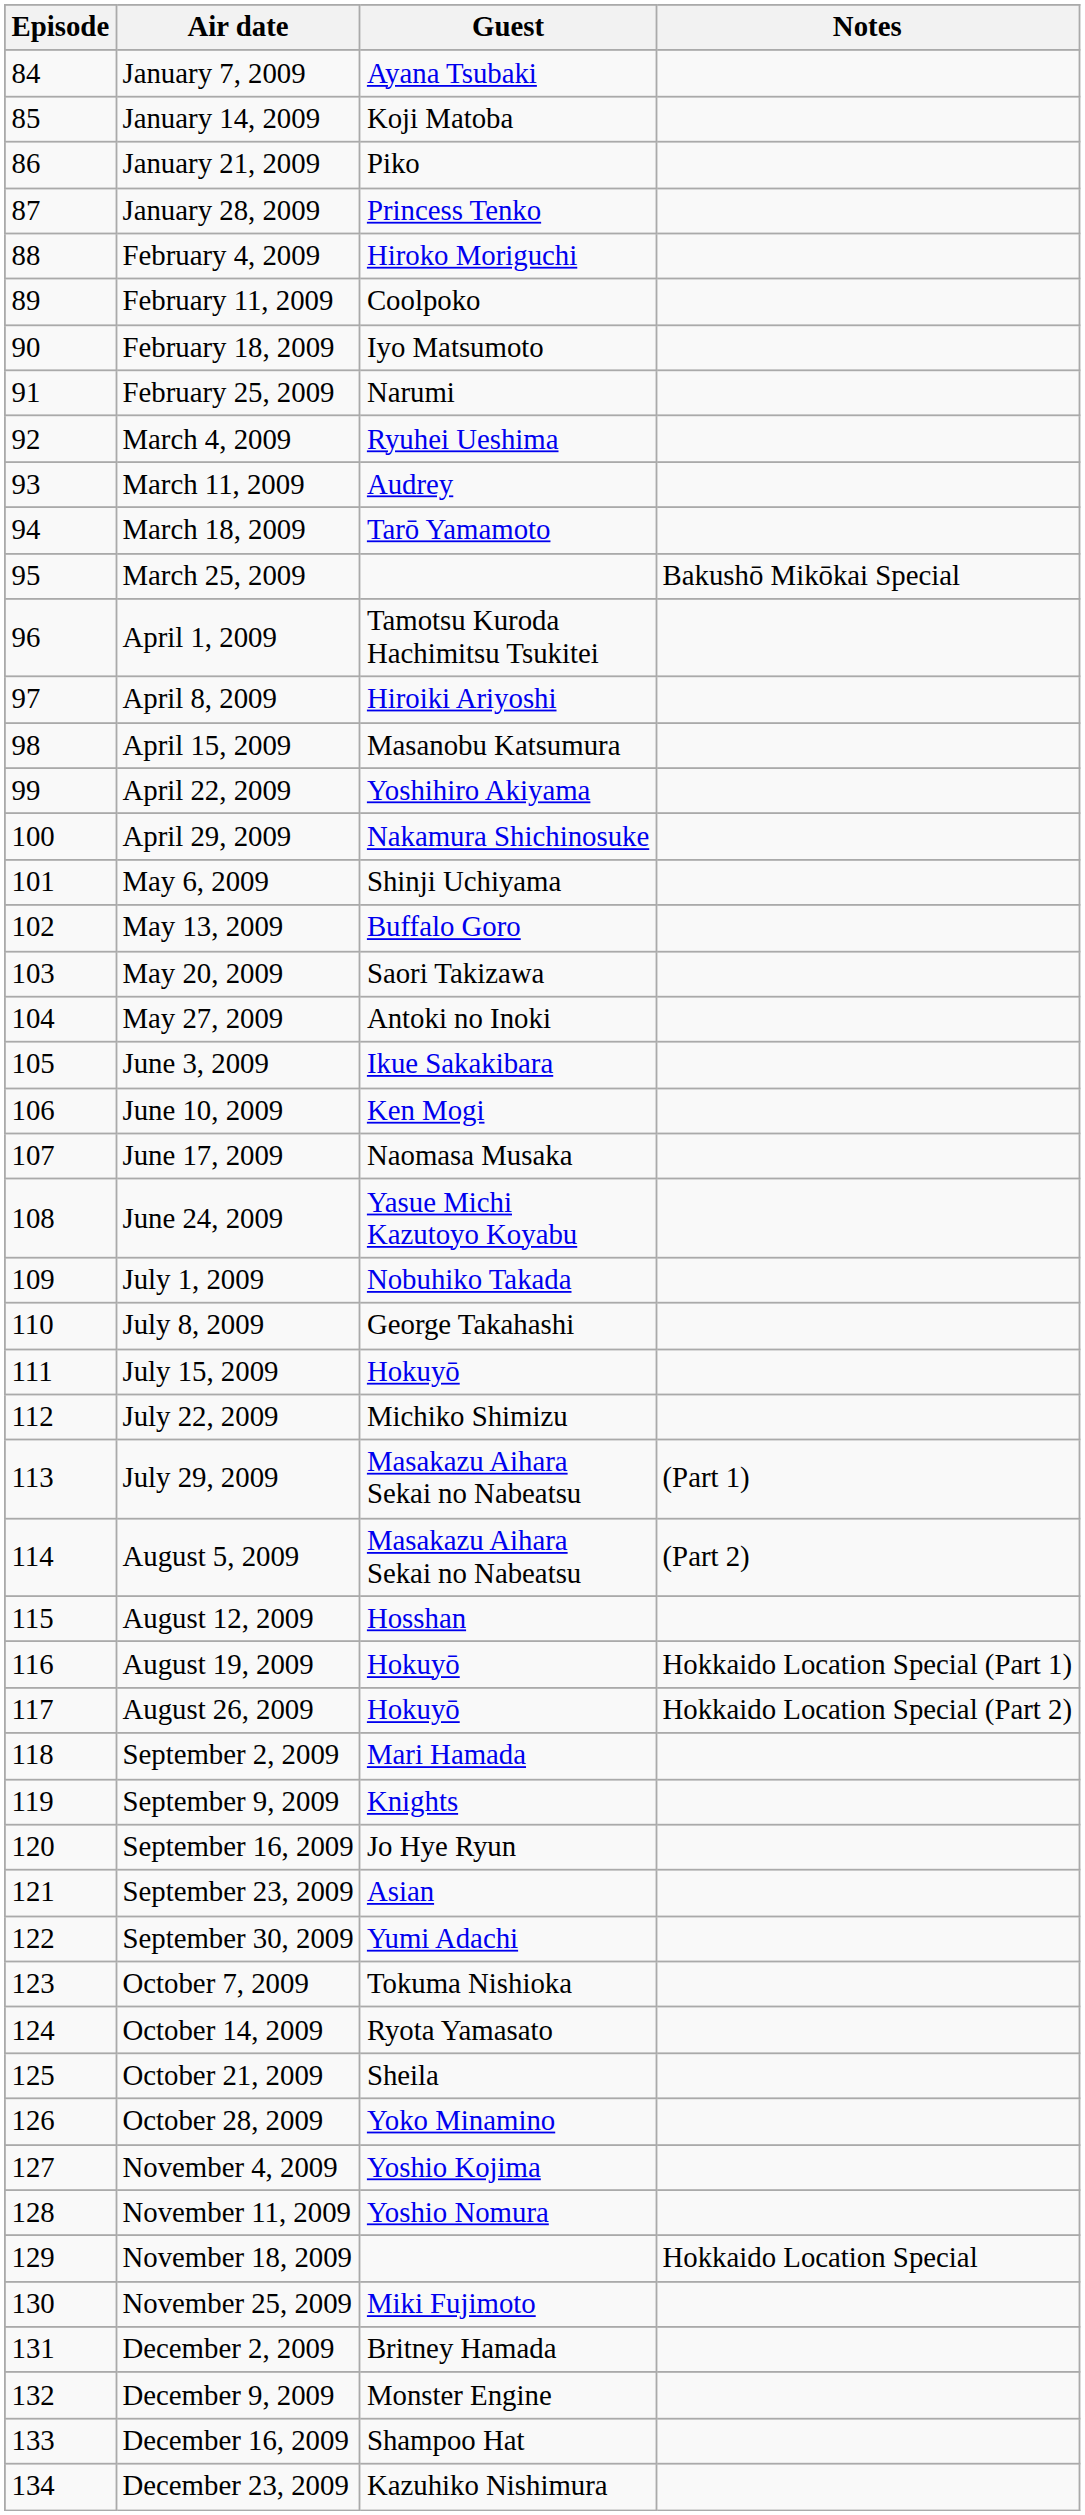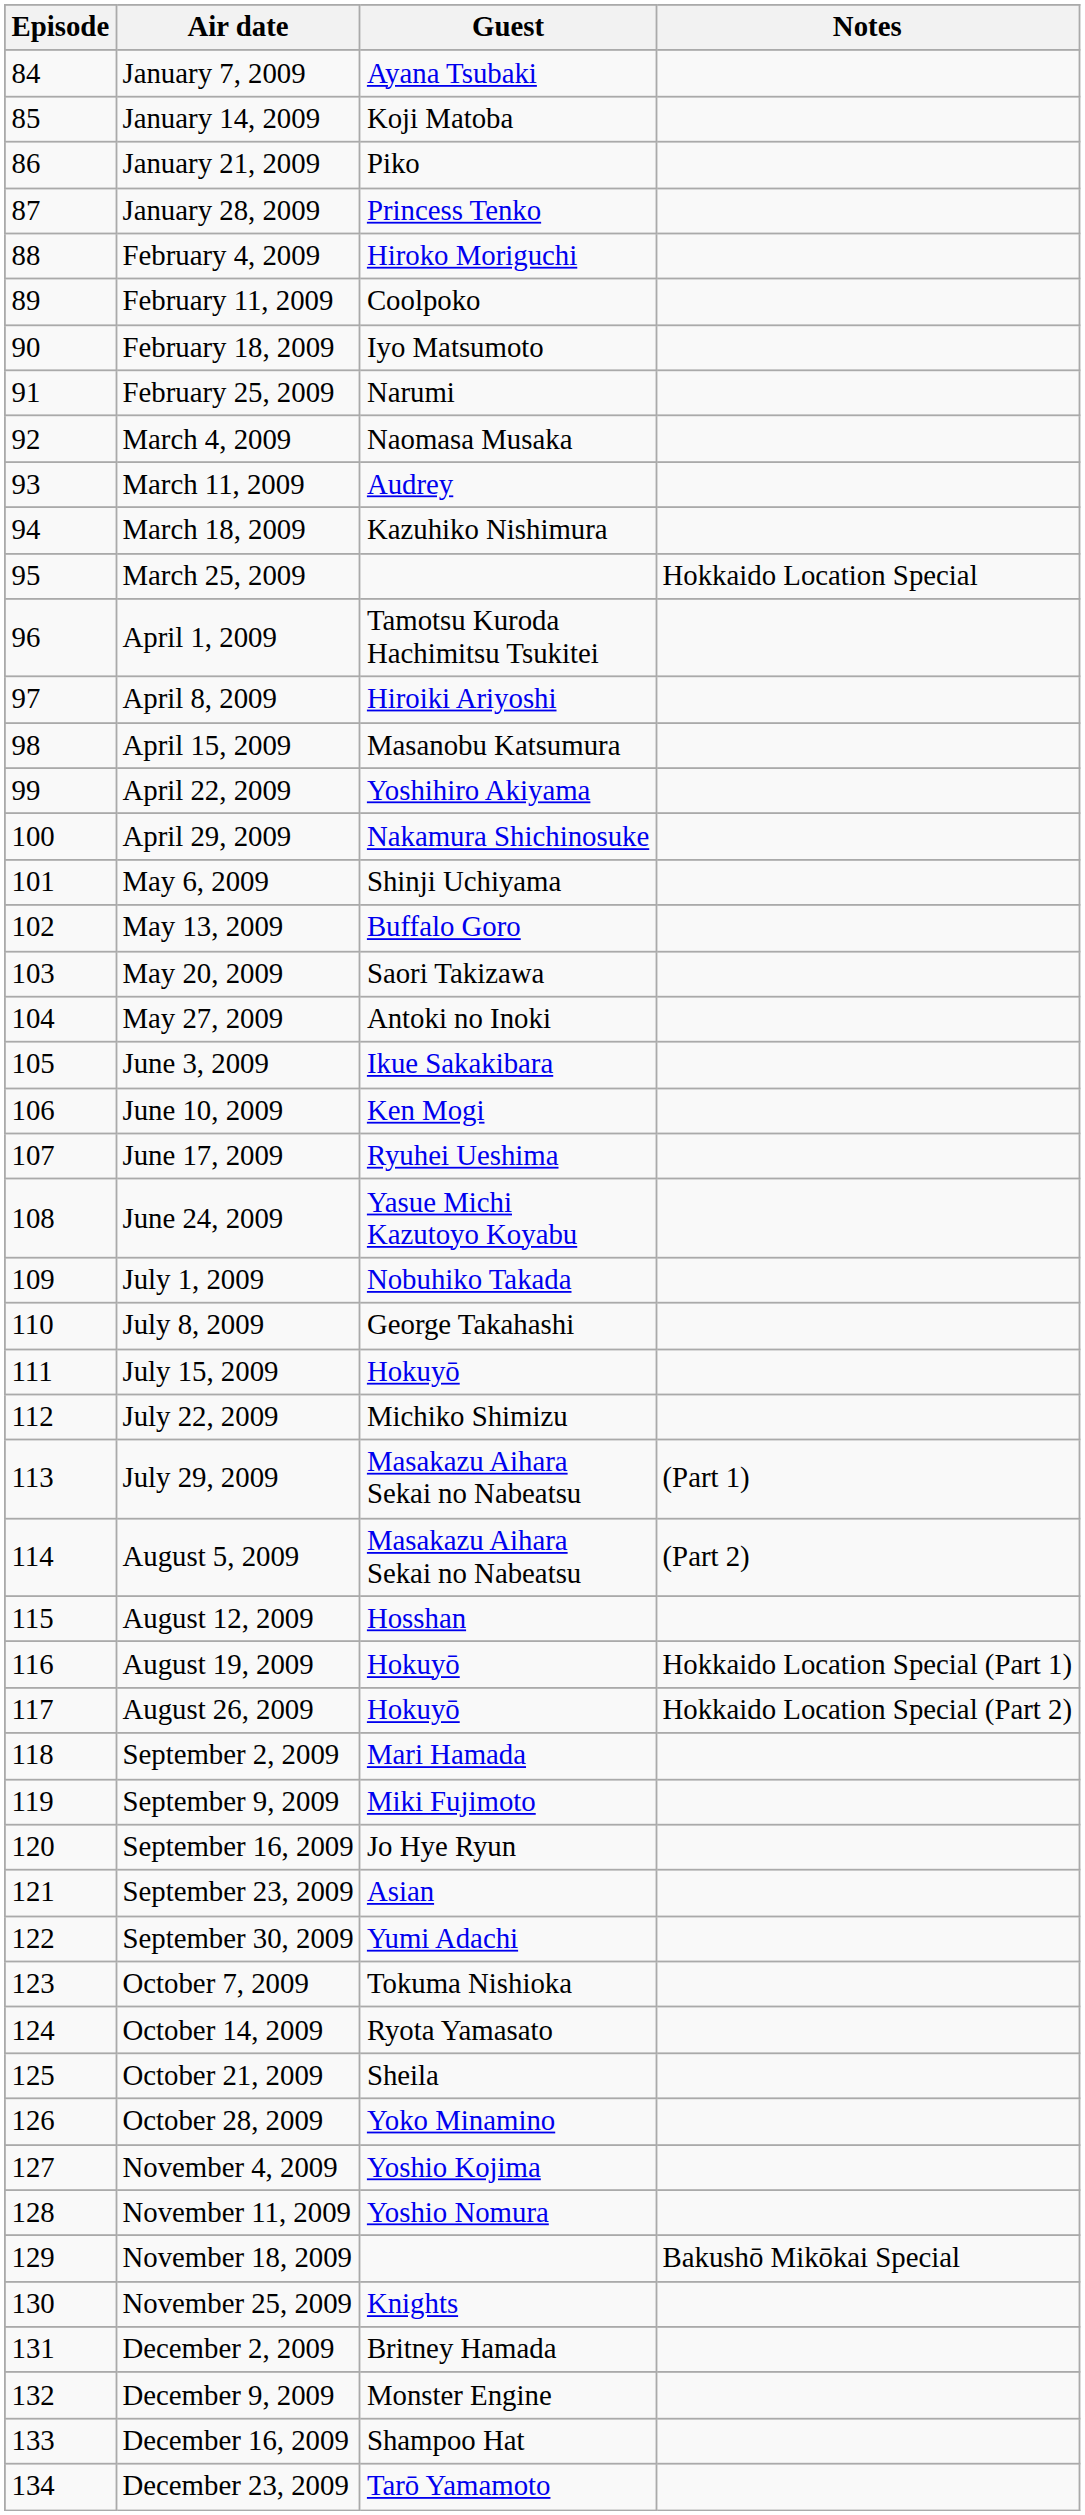(463, 438) Ryuhei Ueshima -> (470, 438) Naomasa Musaka
(459, 529) Tarō Yamamoto -> (487, 529) Kazuhiko Nishimura
(811, 575) Bakushō Mikōkai Special -> (820, 575) Hokkaido Location Special
(470, 1155) Naomasa Musaka -> (463, 1155) Ryuhei Ueshima
(413, 1801) Knights -> (451, 1801) Miki Fujimoto
(820, 2257) Hokkaido Location Special -> (811, 2257) Bakushō Mikōkai Special
(451, 2303) Miki Fujimoto -> (413, 2303) Knights
(487, 2486) Kazuhiko Nishimura -> (459, 2486) Tarō Yamamoto
